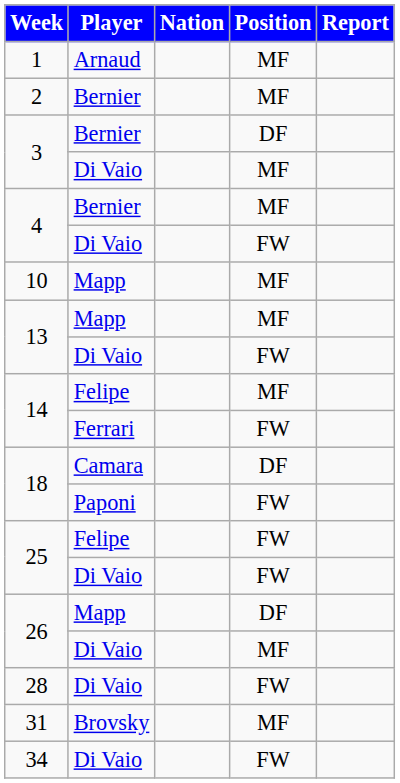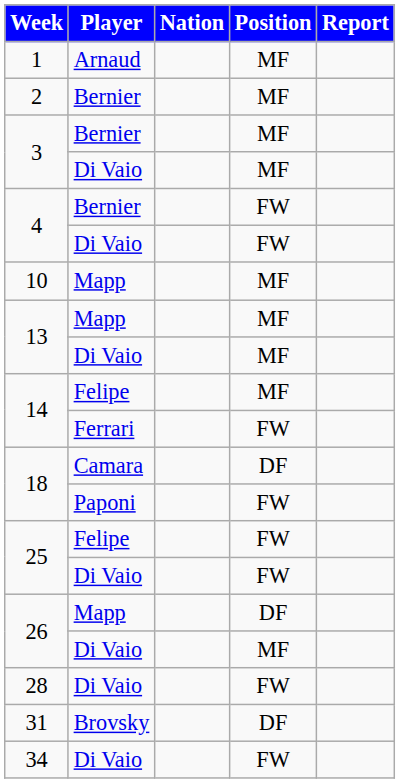(273, 133) DF -> (273, 133) MF
(273, 207) MF -> (273, 207) FW
(273, 354) FW -> (273, 354) MF
(273, 723) MF -> (273, 723) DF
